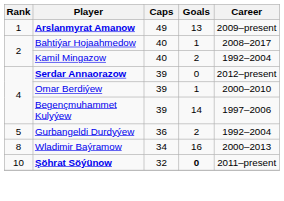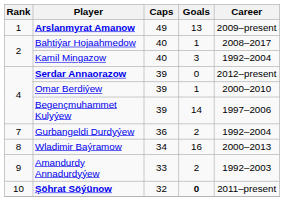(196, 58) 2 -> (196, 58) 3
(18, 131) 5 -> (18, 131) 7
+ row: (67, 168)
